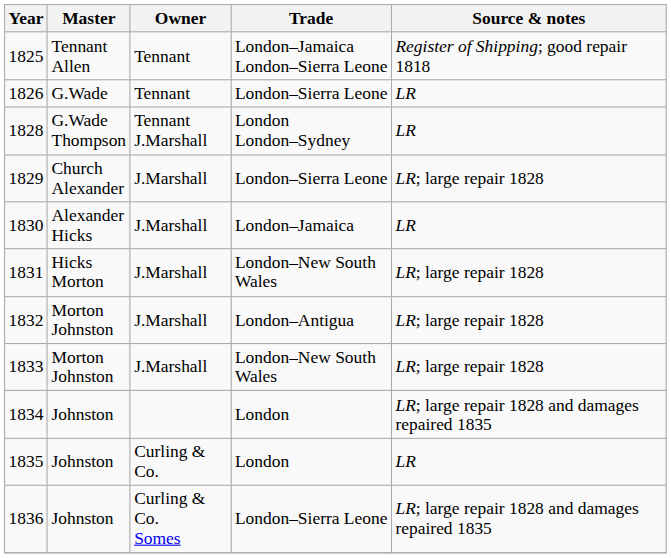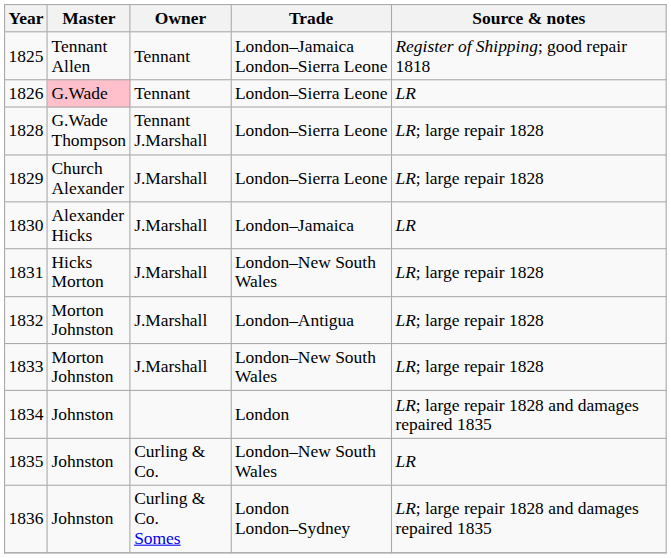(80, 93) no background -> (80, 93) pink background
(293, 130) London London–Sydney -> (311, 130) London–Sierra Leone
(406, 130) LR -> (470, 130) LR; large repair 1828
(262, 461) London -> (305, 461) London–New South Wales
(311, 518) London–Sierra Leone -> (293, 518) London London–Sydney
